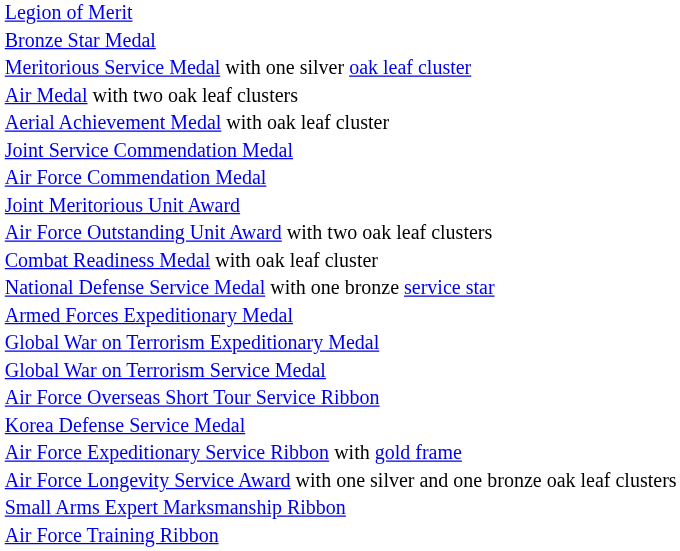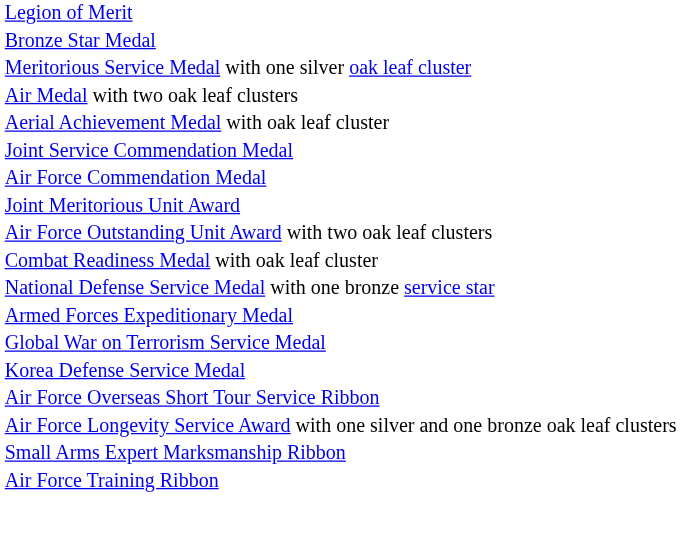- row: (192, 342)
rows swapped: (125, 425) <-> (192, 397)
- row: (233, 452)
